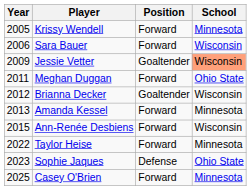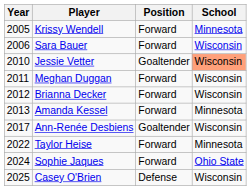(18, 62) 2009 -> (18, 62) 2010
(219, 78) Ohio State -> (218, 78) Wisconsin
(164, 95) Goaltender -> (157, 95) Forward
(18, 128) 2015 -> (18, 128) 2017
(157, 128) Forward -> (164, 128) Goaltender
(18, 161) 2023 -> (18, 161) 2024
(158, 161) Defense -> (157, 161) Forward
(157, 177) Forward -> (158, 177) Defense
(219, 177) Minnesota -> (218, 177) Wisconsin
